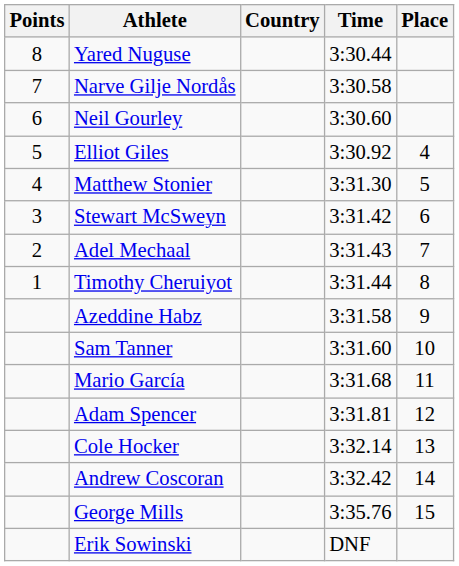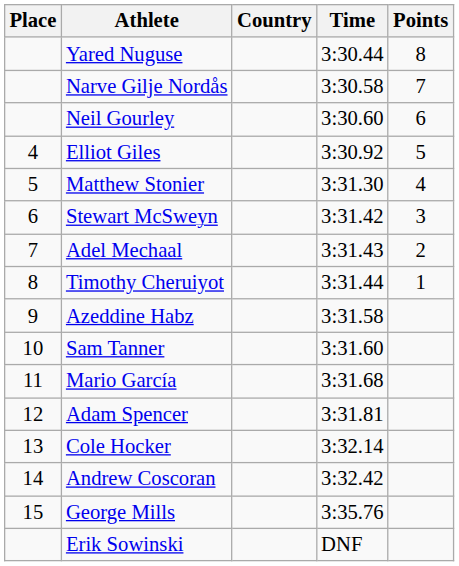columns swapped: (425, 20) <-> (37, 20)
